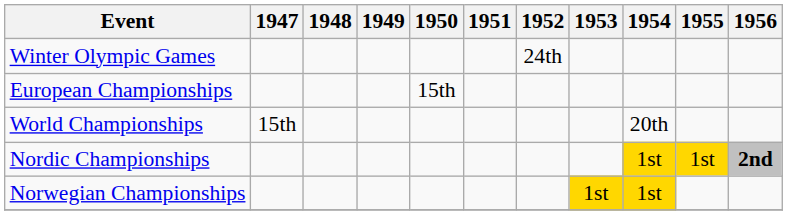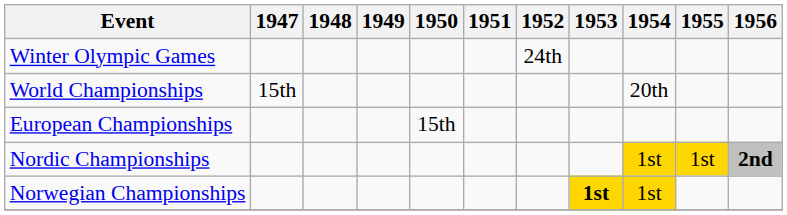rows swapped: (106, 124) <-> (121, 90)
(596, 192) normal -> (596, 192) bold
